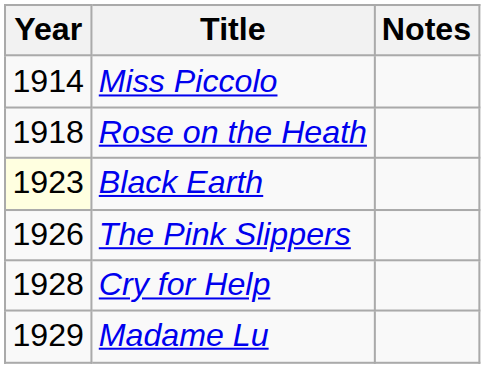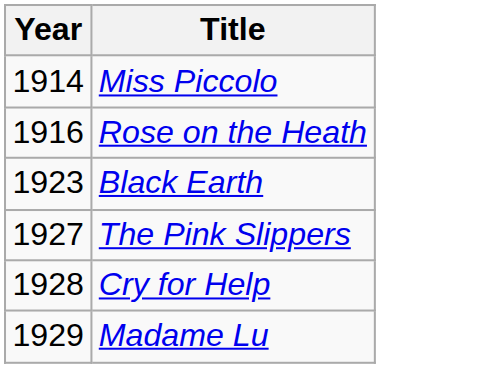- column: (426, 30)
(48, 132) 1918 -> (48, 132) 1916
(48, 183) lightyellow background -> (48, 183) no background
(48, 234) 1926 -> (48, 234) 1927
